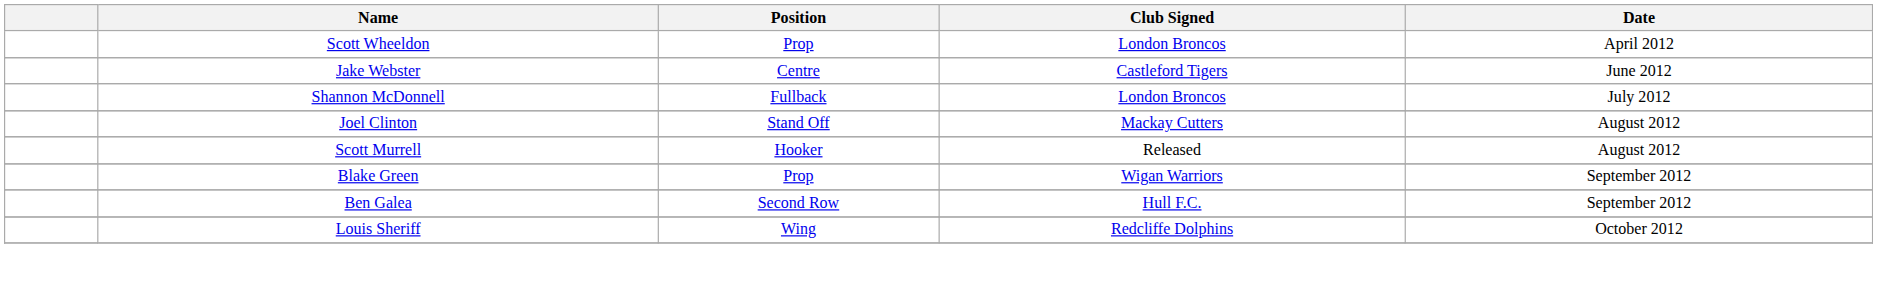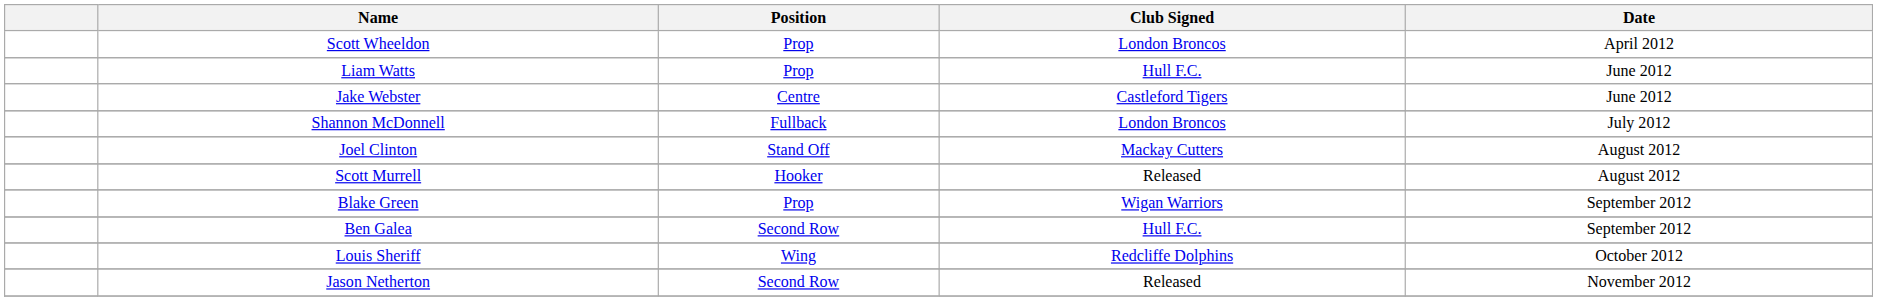+ row: (378, 70)
+ row: (378, 282)
